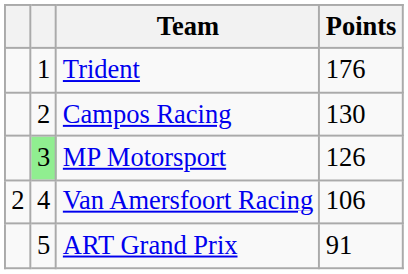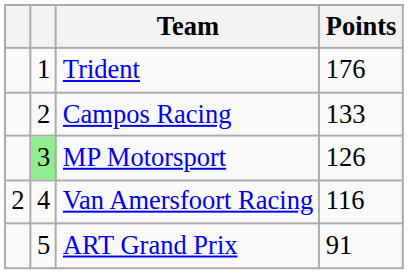(346, 113) 130 -> (346, 113) 133
(346, 200) 106 -> (345, 200) 116
